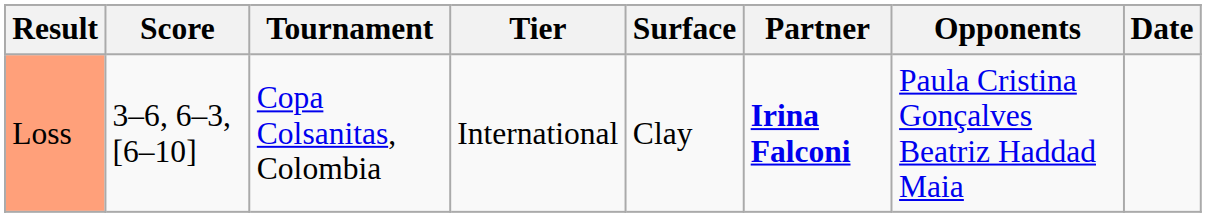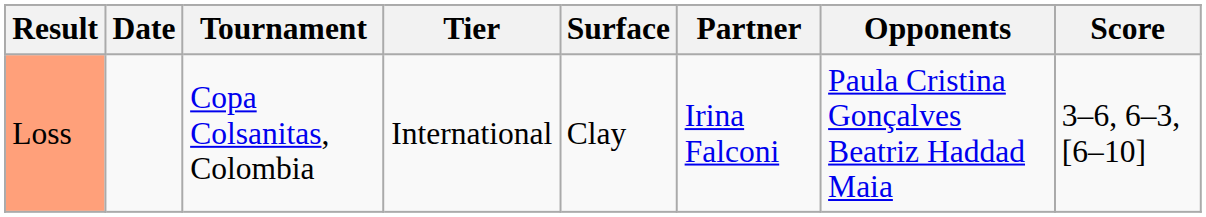columns swapped: (1162, 29) <-> (177, 29)
(801, 132) bold -> (732, 132) normal
